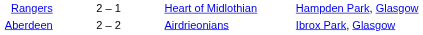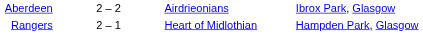rows swapped: (29, 25) <-> (32, 8)
